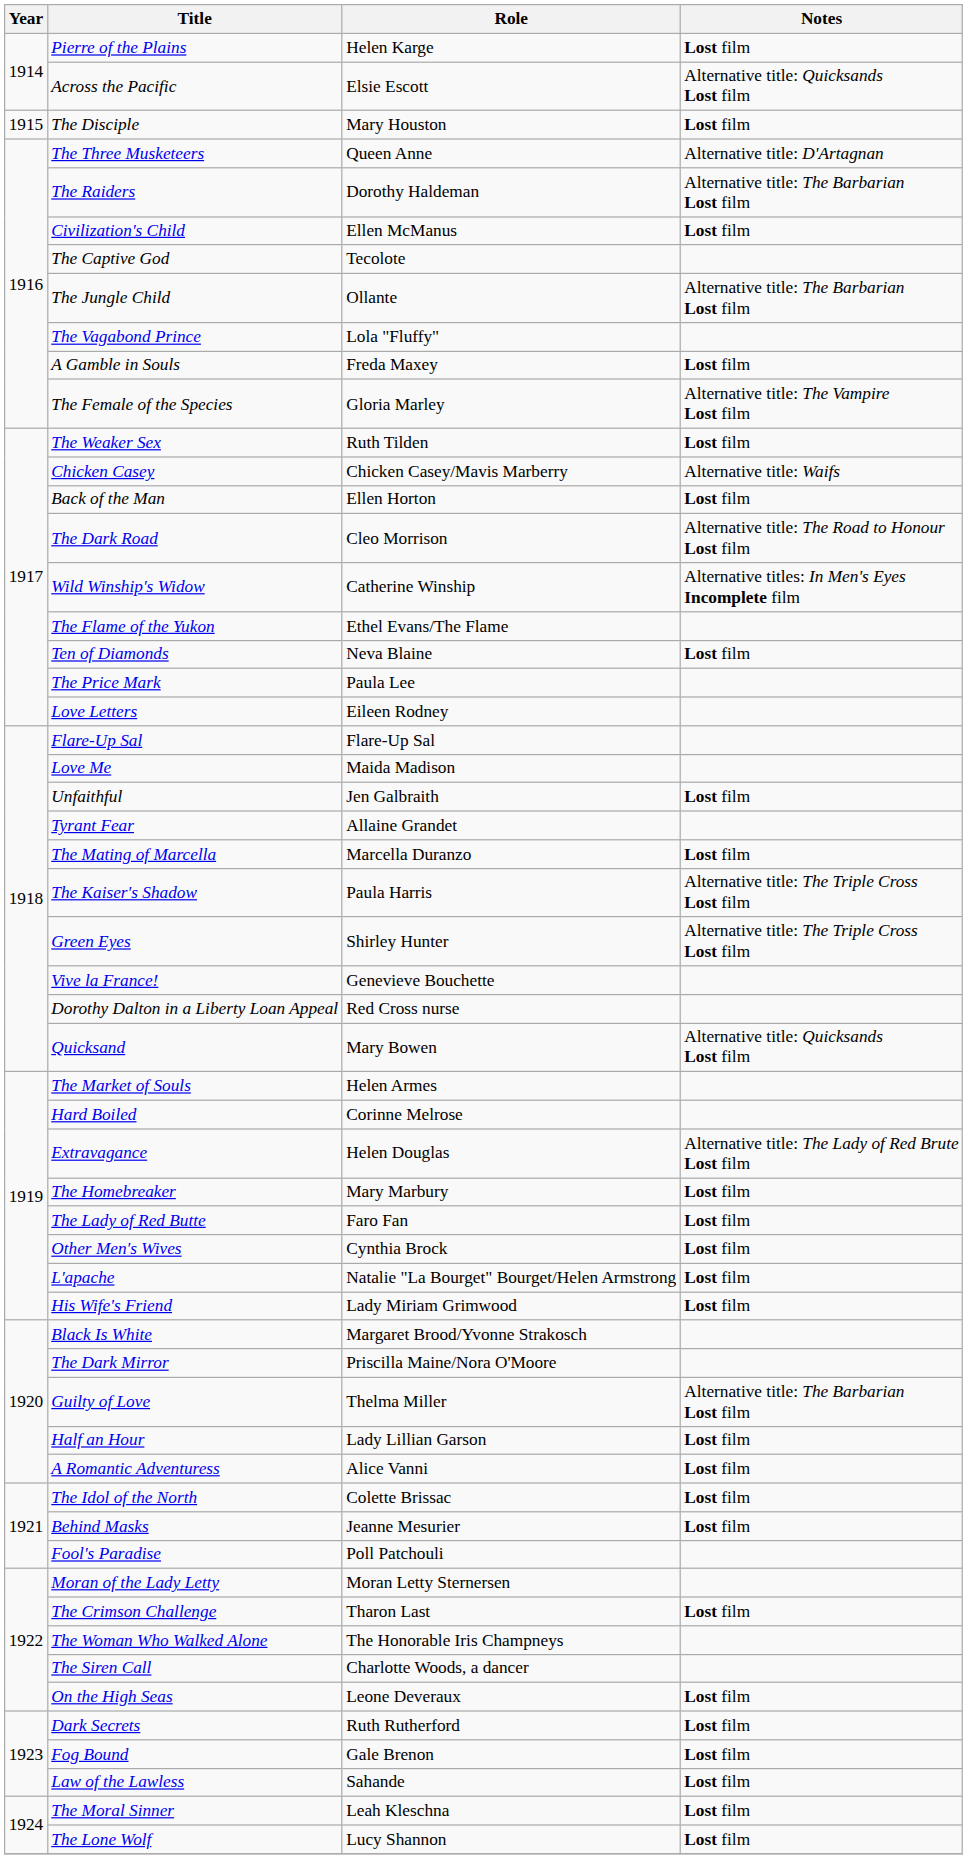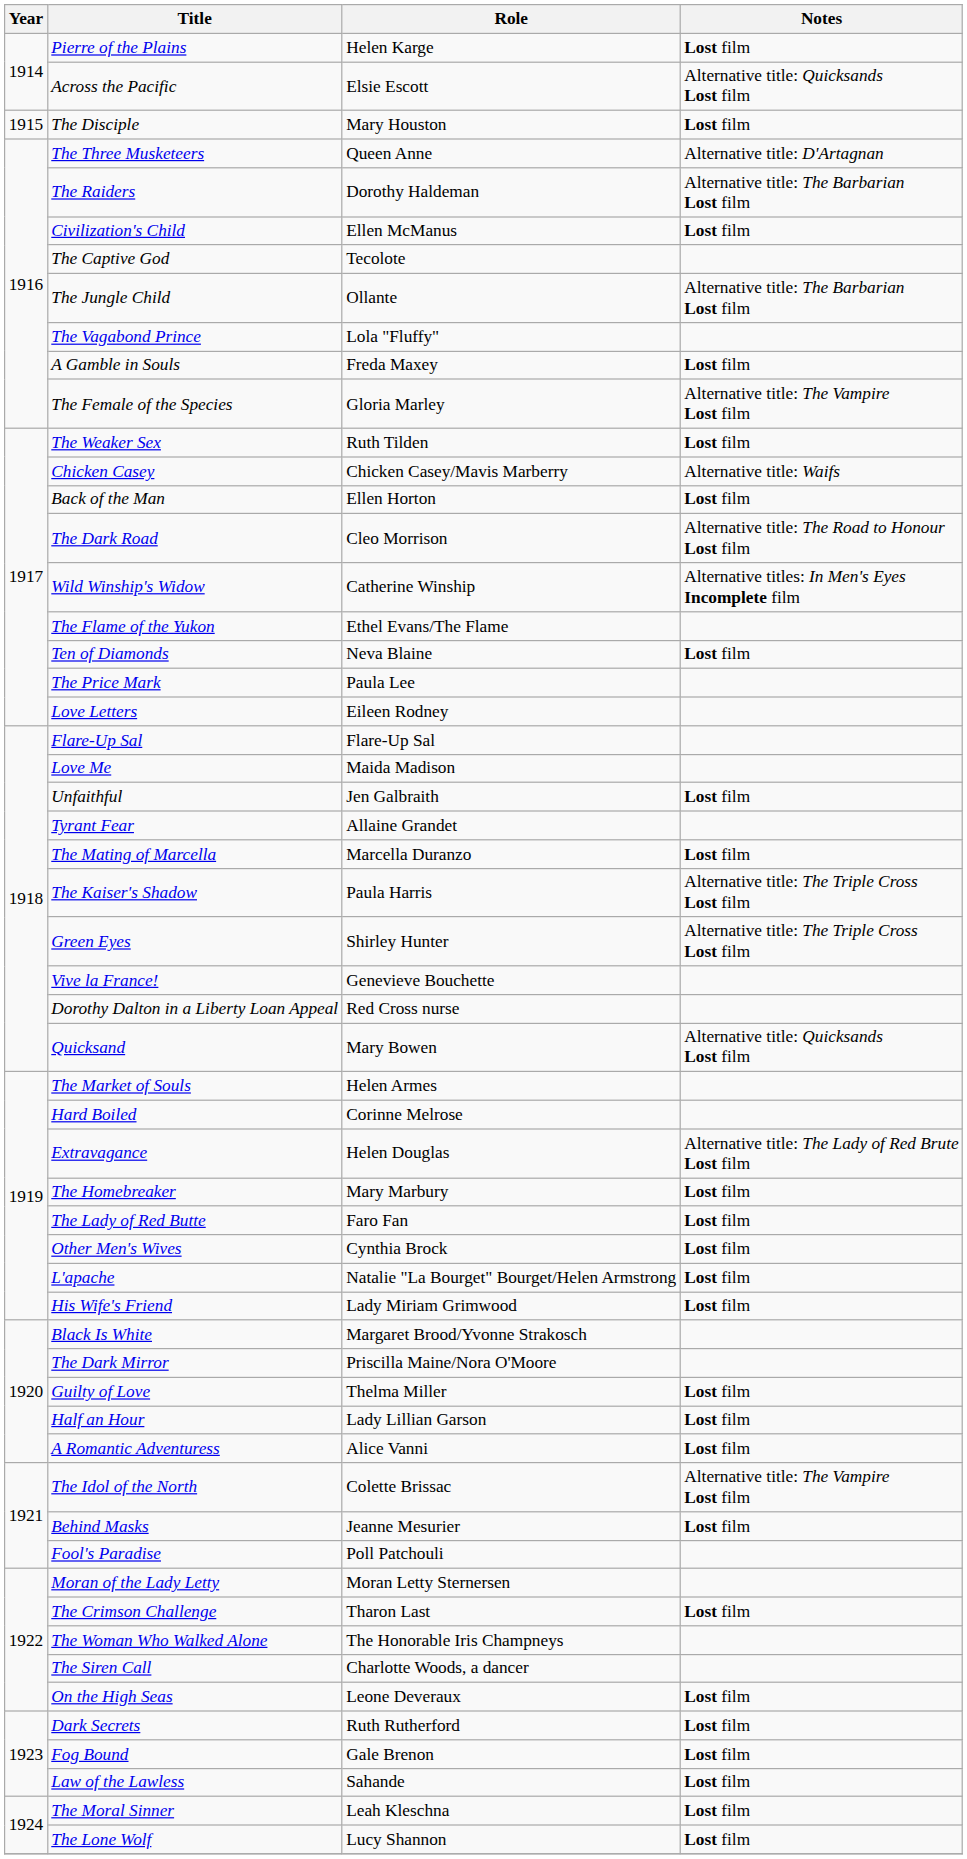(794, 1401) Alternative title: The Barbarian Lost film -> (717, 1391) Lost film
(717, 1497) Lost film -> (787, 1487) Alternative title: The Vampire Lost film
